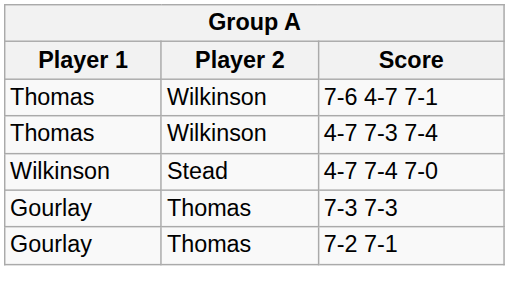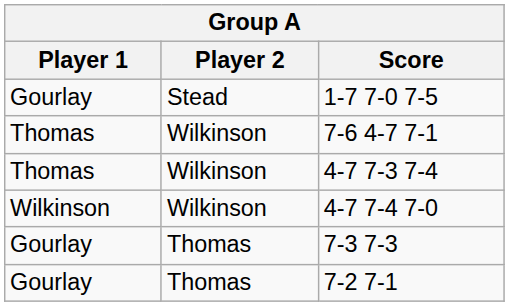+ row: (381, 97)
(197, 171) Stead -> (217, 208) Wilkinson
